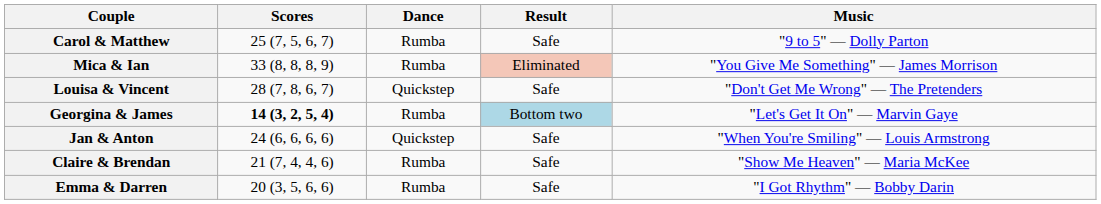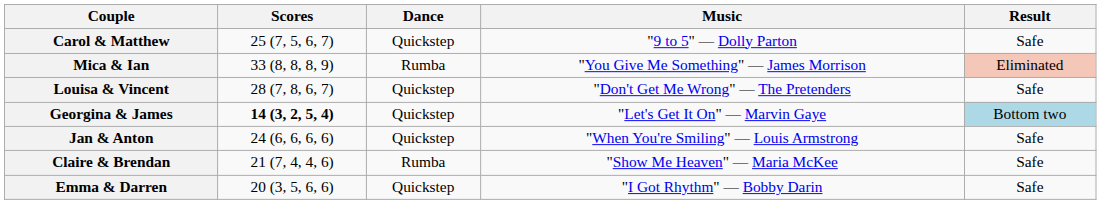columns swapped: (854, 16) <-> (546, 16)
(423, 41) Rumba -> (423, 41) Quickstep
(423, 114) Rumba -> (423, 114) Quickstep
(423, 187) Rumba -> (423, 187) Quickstep
